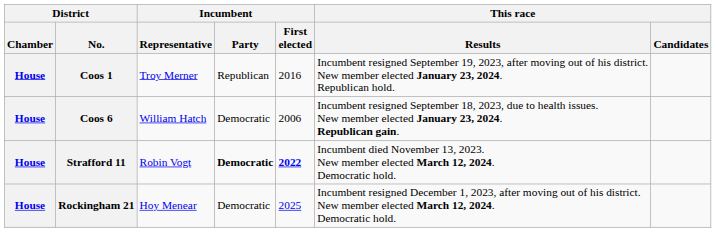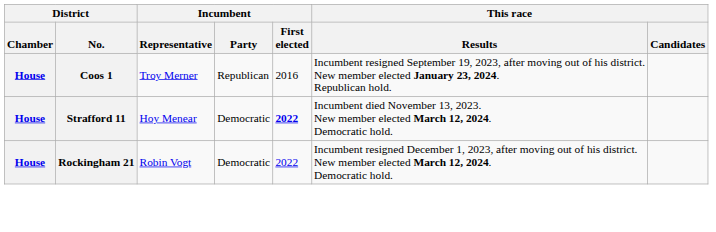- row: (96, 118)
(165, 162) Robin Vogt -> (168, 118) Hoy Menear
(245, 162) bold -> (244, 118) normal
(168, 205) Hoy Menear -> (165, 162) Robin Vogt
(290, 205) 2025 -> (287, 162) 2022
